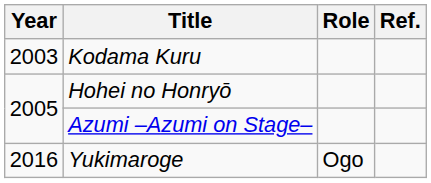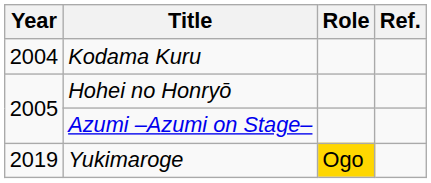(34, 56) 2003 -> (34, 56) 2004
(34, 159) 2016 -> (34, 159) 2019
(343, 159) no background -> (343, 159) gold background
